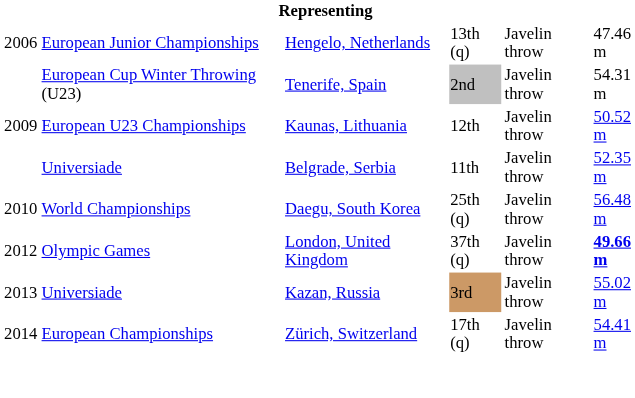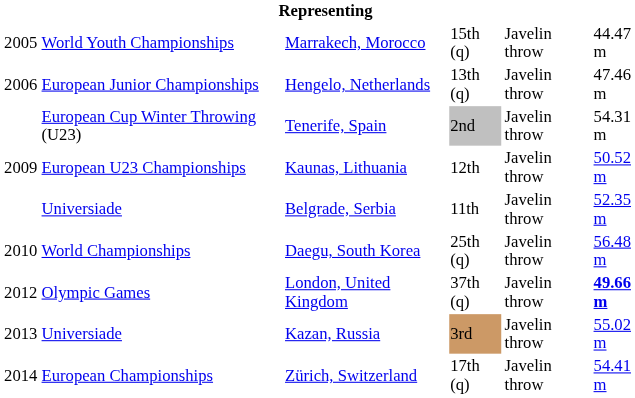+ row: (355, 42)
